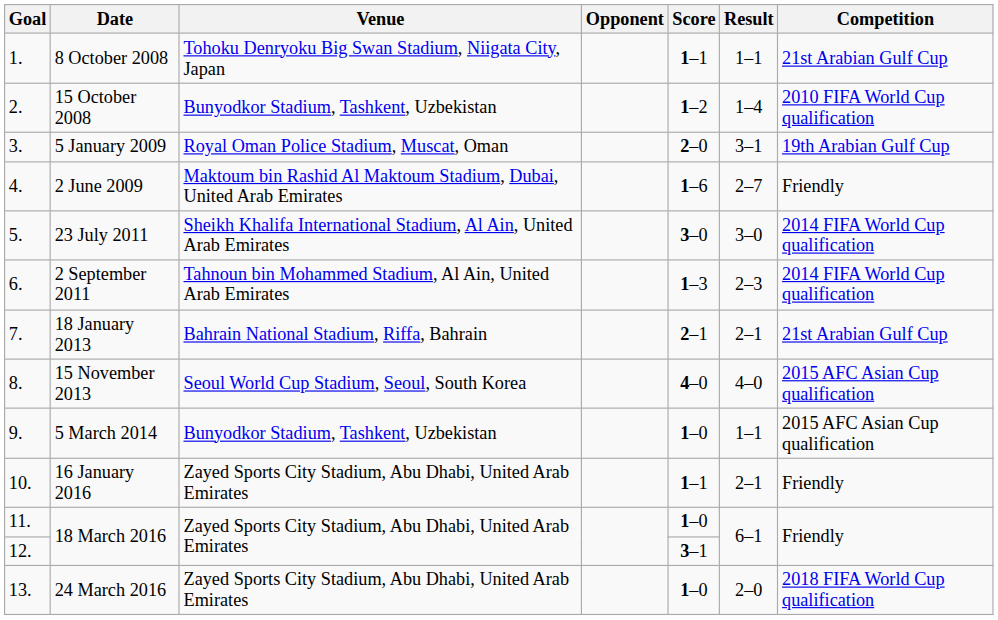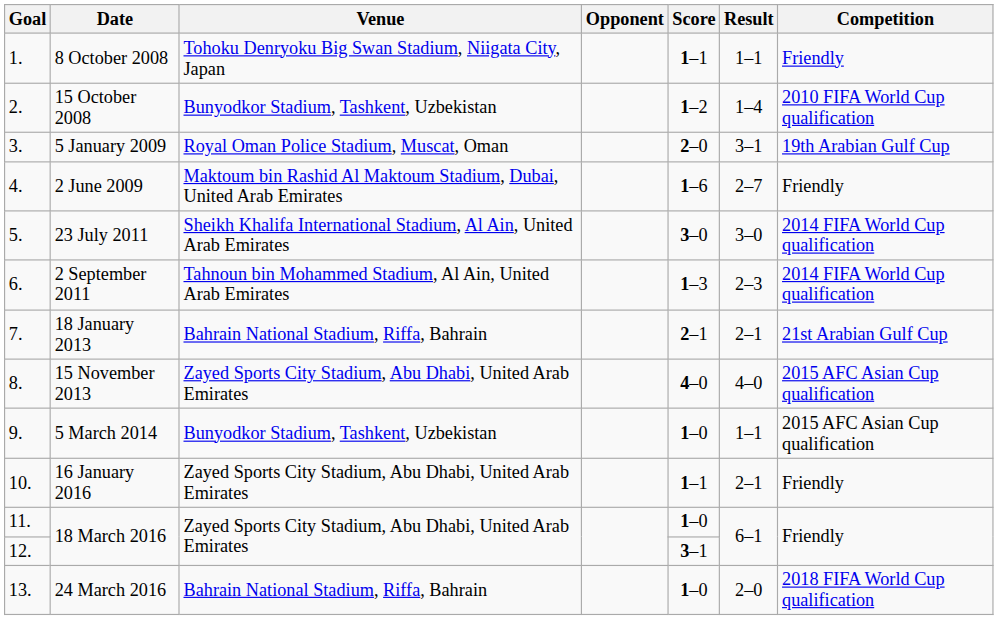(865, 58) 21st Arabian Gulf Cup -> (813, 58) Friendly
(355, 383) Seoul World Cup Stadium, Seoul, South Korea -> (376, 383) Zayed Sports City Stadium, Abu Dhabi, United Arab Emirates
(376, 589) Zayed Sports City Stadium, Abu Dhabi, United Arab Emirates -> (335, 589) Bahrain National Stadium, Riffa, Bahrain
